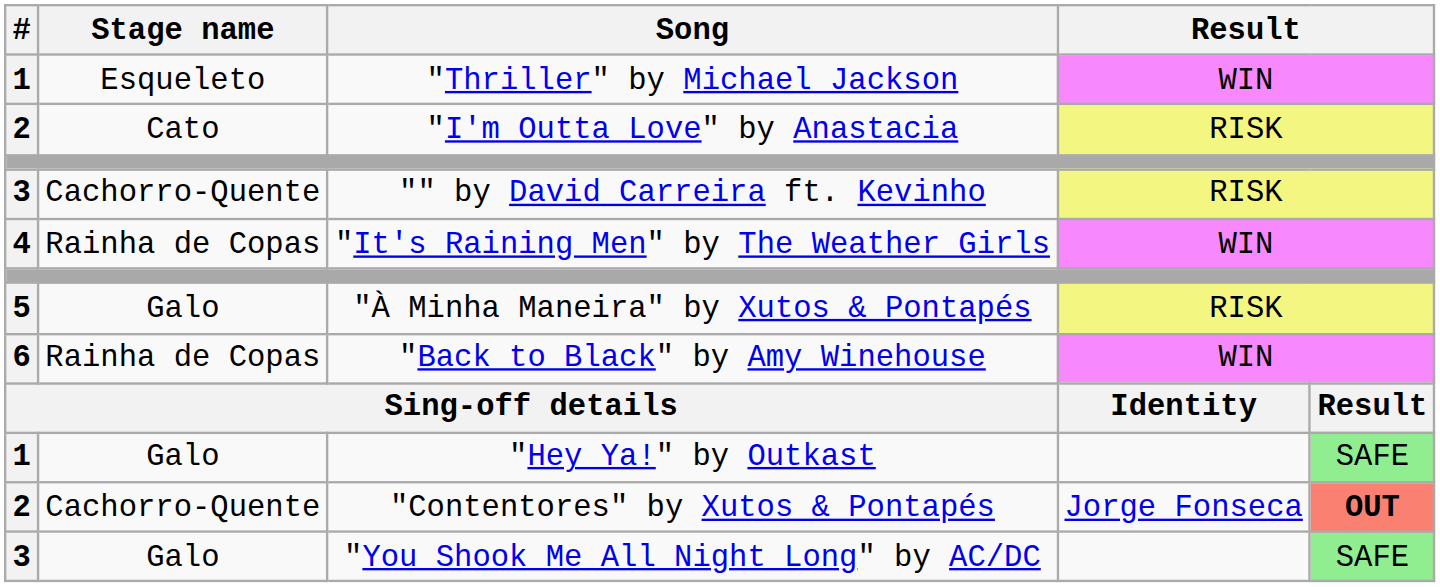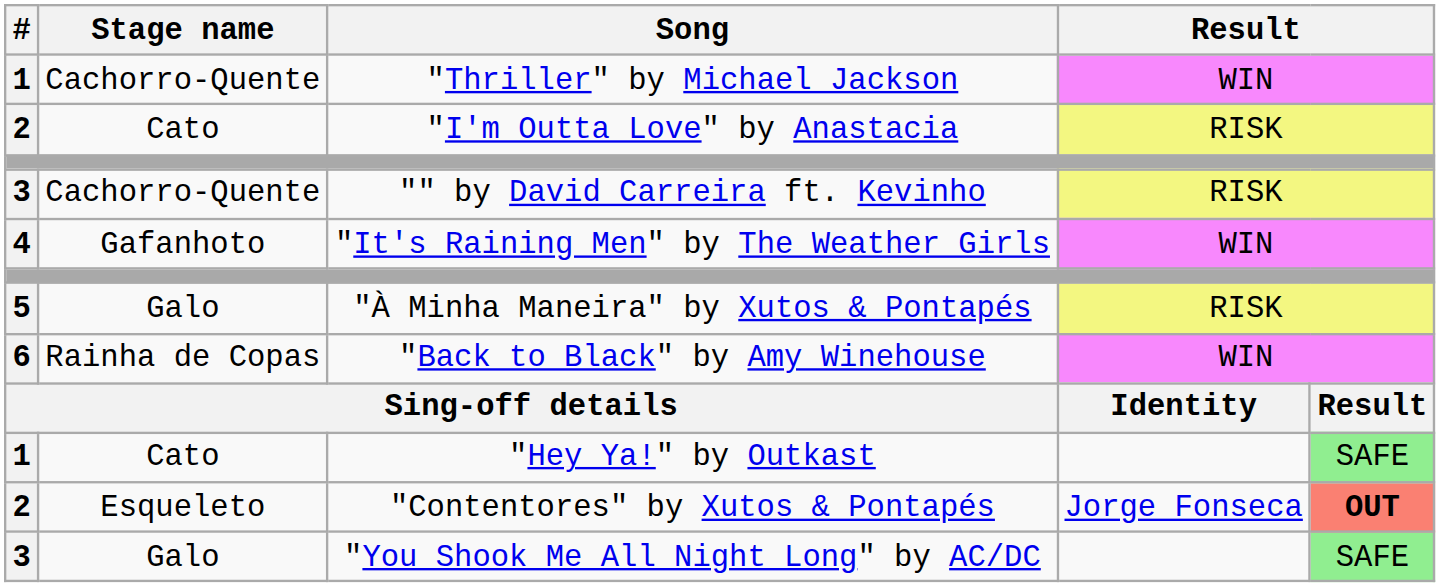(183, 80) Esqueleto -> (183, 80) Cachorro-Quente
(183, 244) Rainha de Copas -> (183, 244) Gafanhoto
(183, 457) Galo -> (183, 457) Cato
(183, 507) Cachorro-Quente -> (183, 507) Esqueleto
